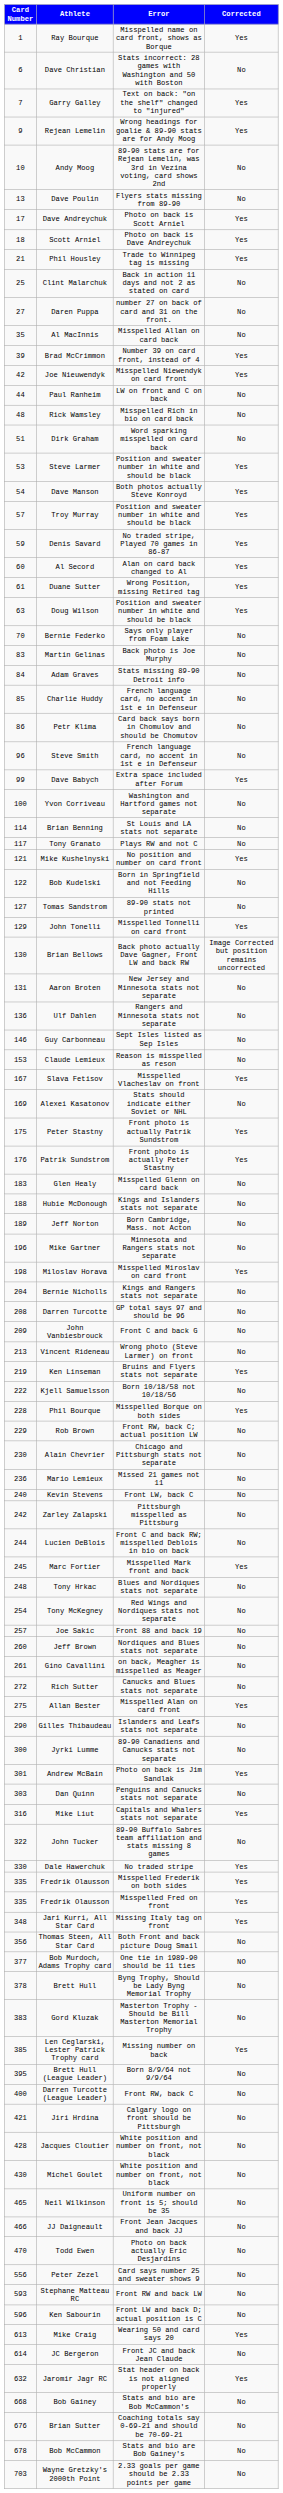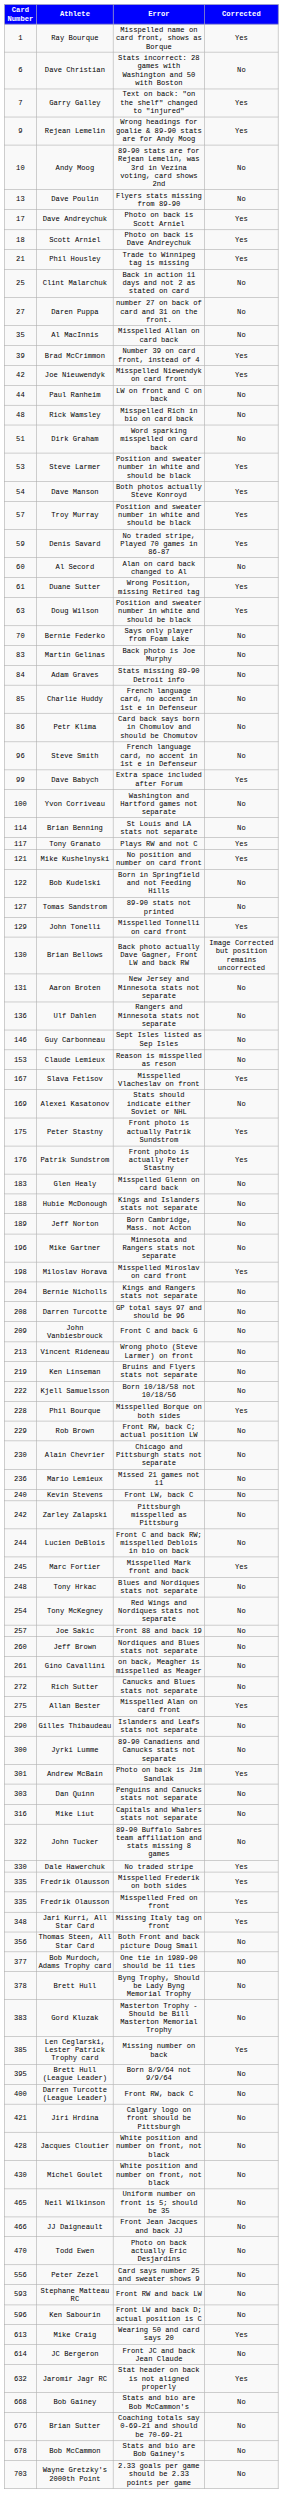(241, 568) Yes -> (241, 568) No
(241, 844) No -> (241, 844) Yes
(241, 1371) Yes -> (241, 1371) No
(241, 1814) Yes -> (241, 1814) No
